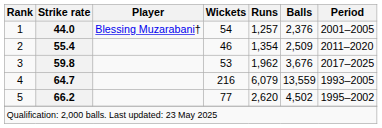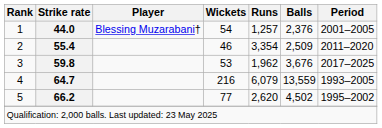(265, 47) 1,354 -> (265, 47) 3,354
